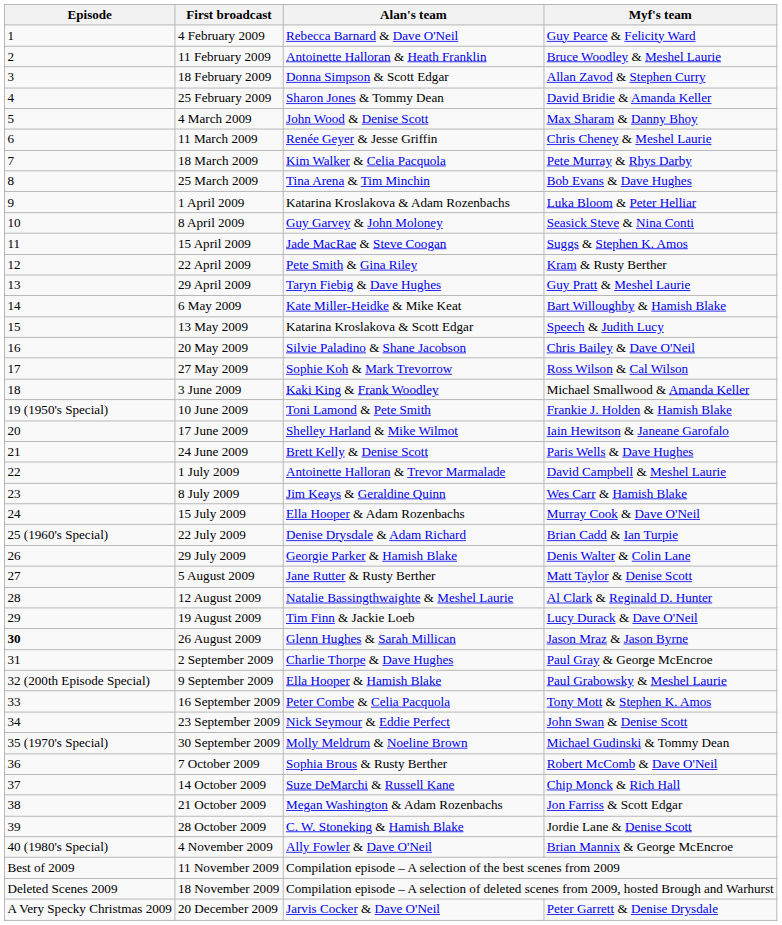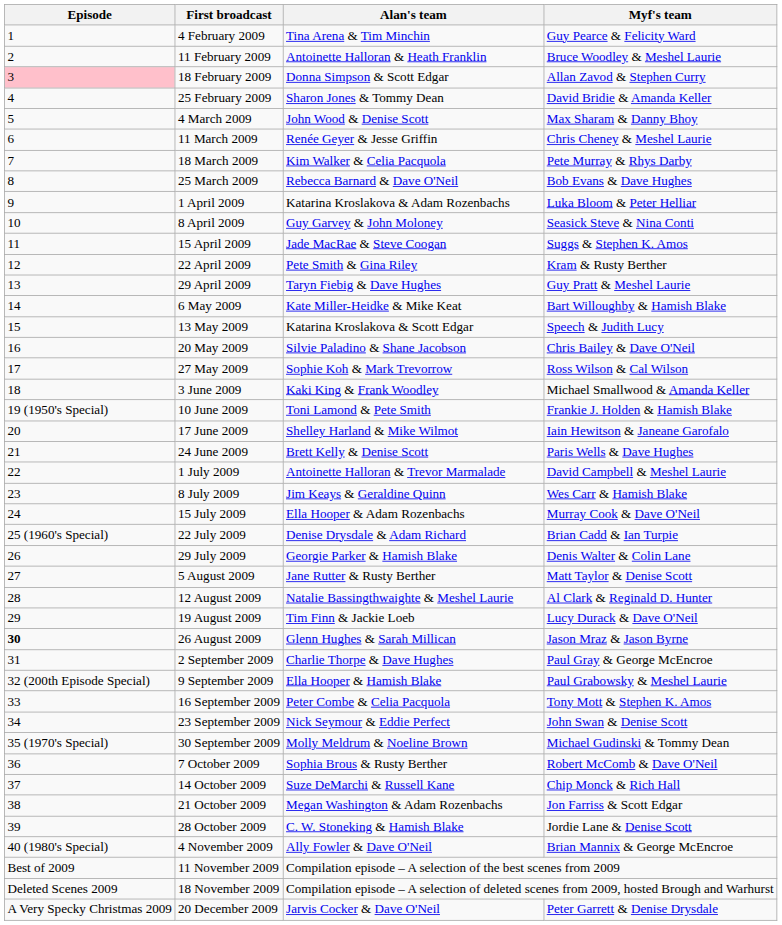(372, 35) Rebecca Barnard & Dave O'Neil -> (358, 35) Tina Arena & Tim Minchin
(11, 77) no background -> (11, 77) pink background
(358, 181) Tina Arena & Tim Minchin -> (372, 181) Rebecca Barnard & Dave O'Neil
